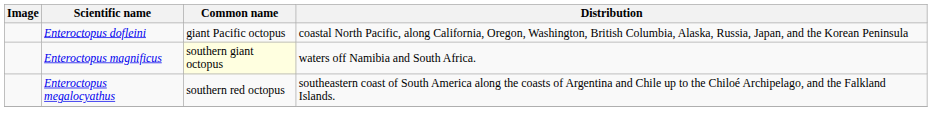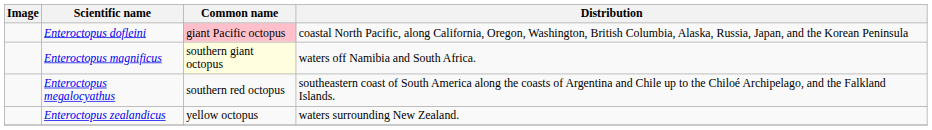(236, 32) no background -> (236, 32) pink background
+ row: (105, 115)
